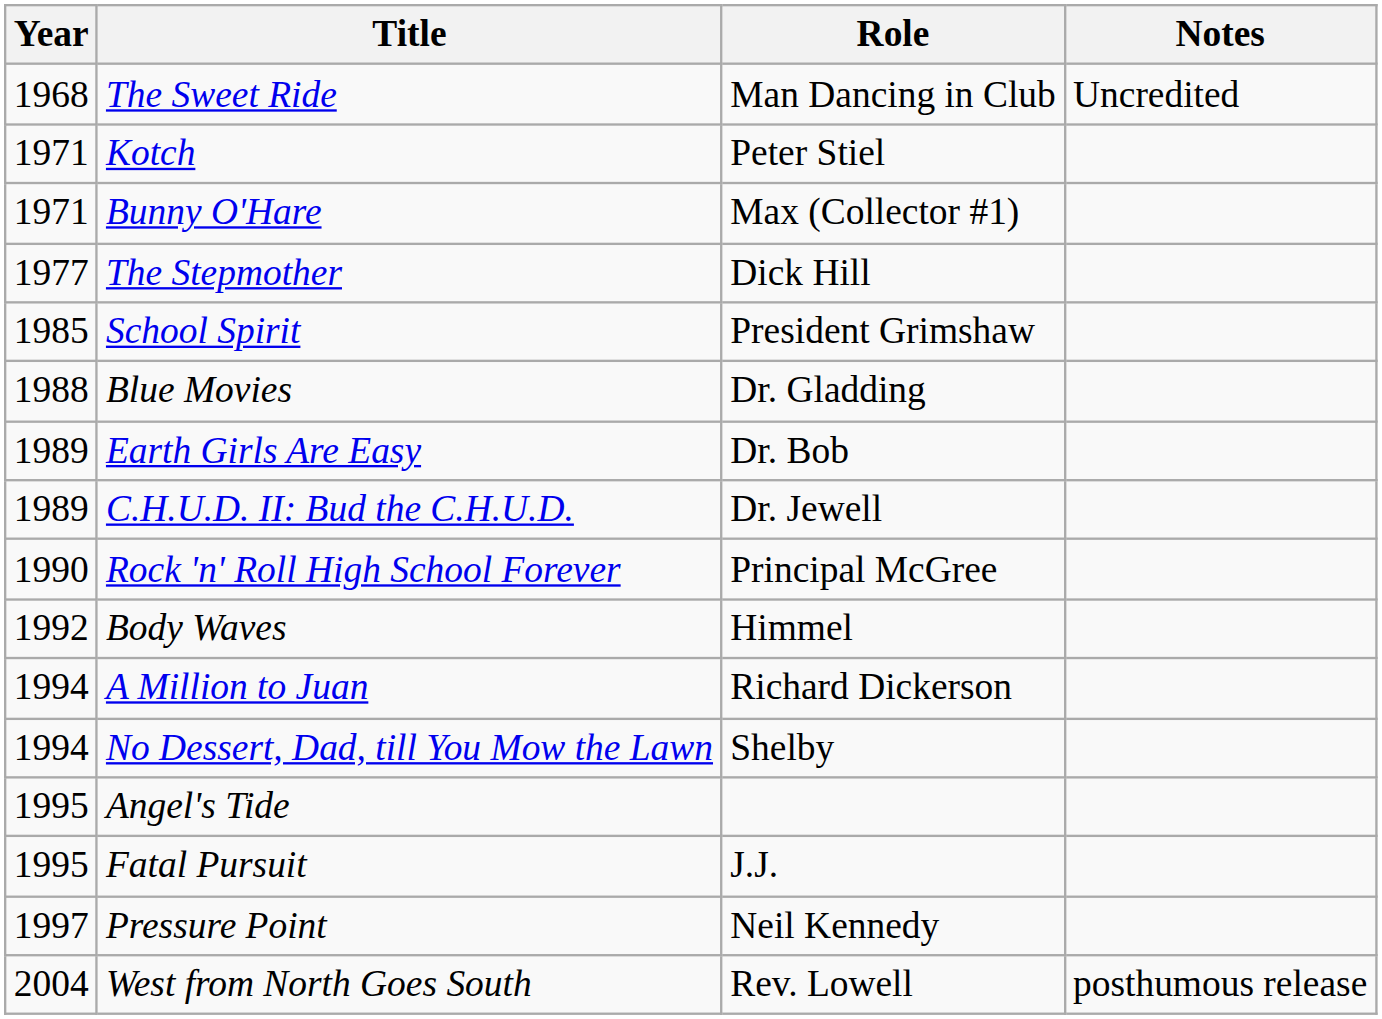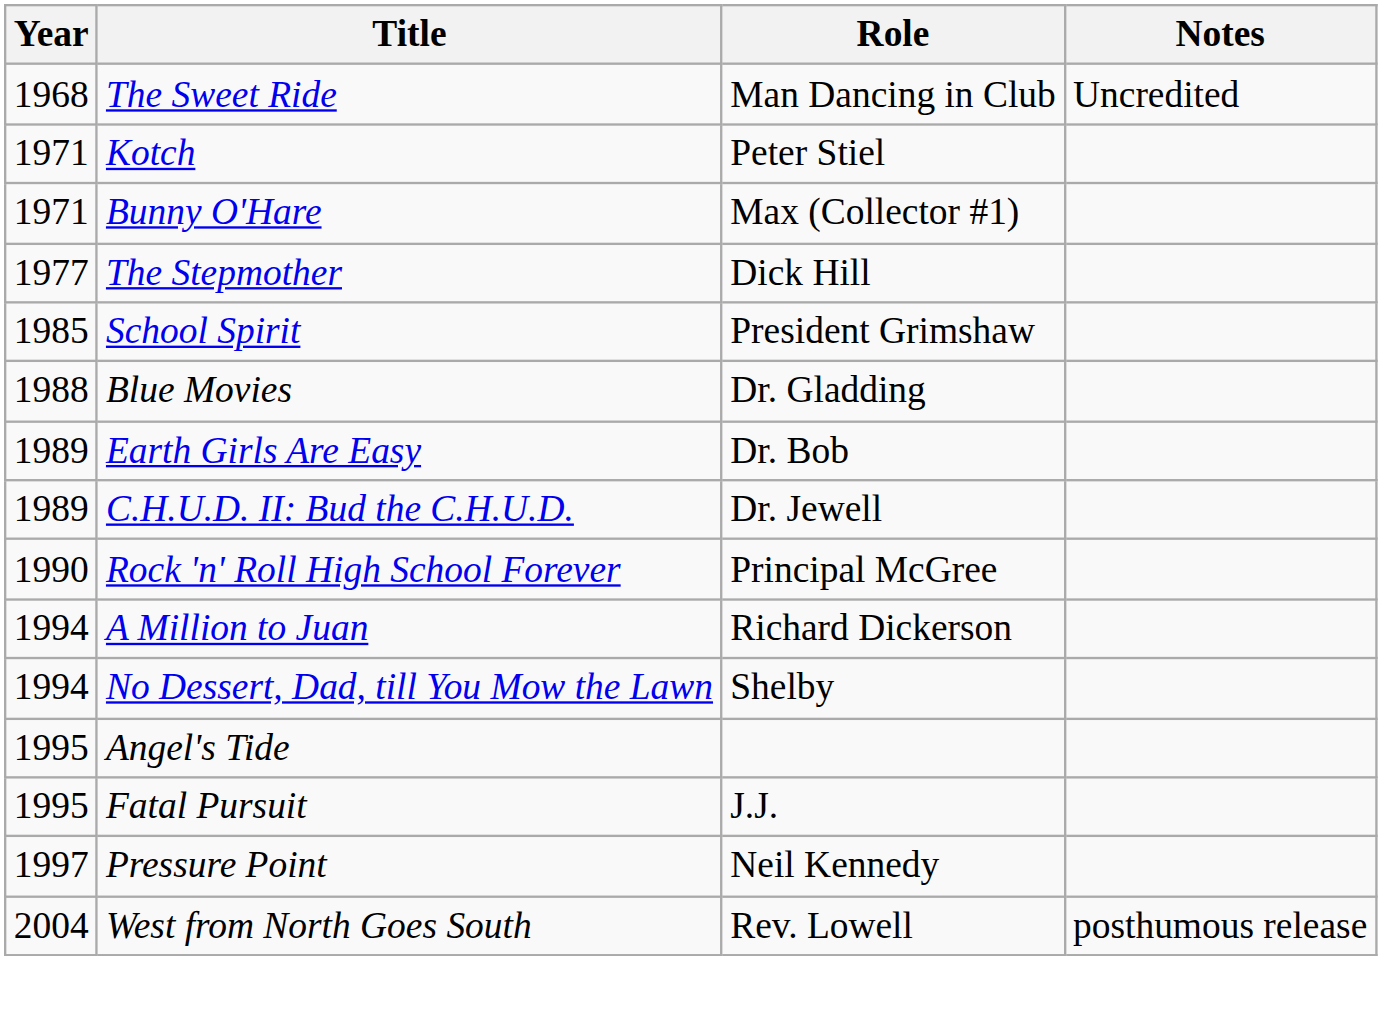- row: (196, 627)
